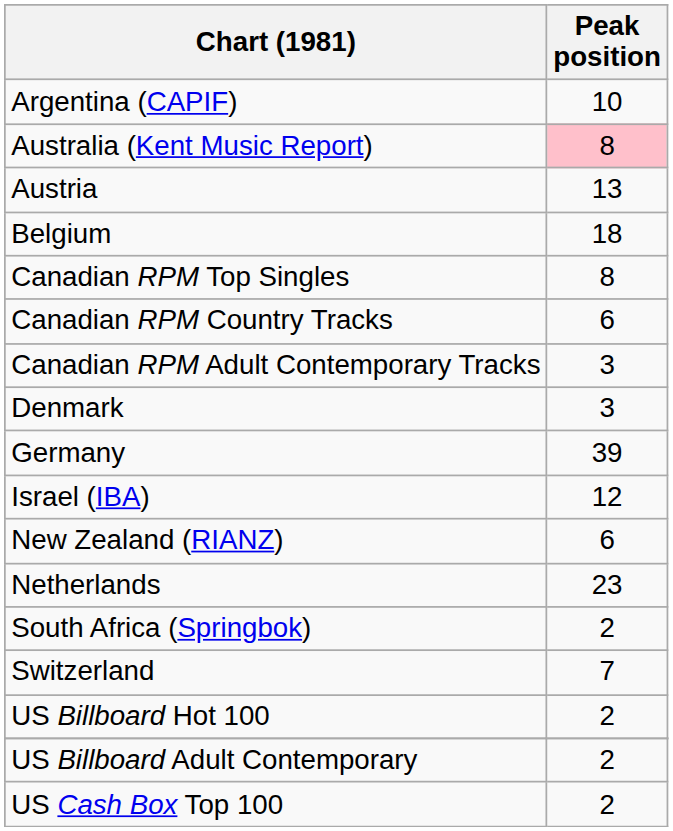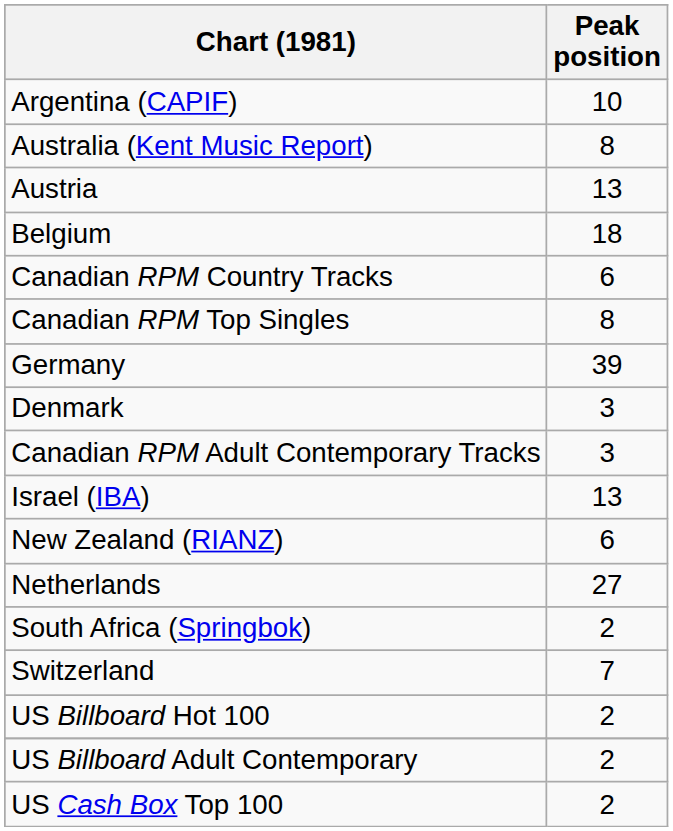(607, 145) pink background -> (607, 145) no background
rows swapped: (180, 277) <-> (202, 320)
rows swapped: (276, 364) <-> (68, 452)
(607, 496) 12 -> (607, 496) 13
(607, 584) 23 -> (607, 584) 27
